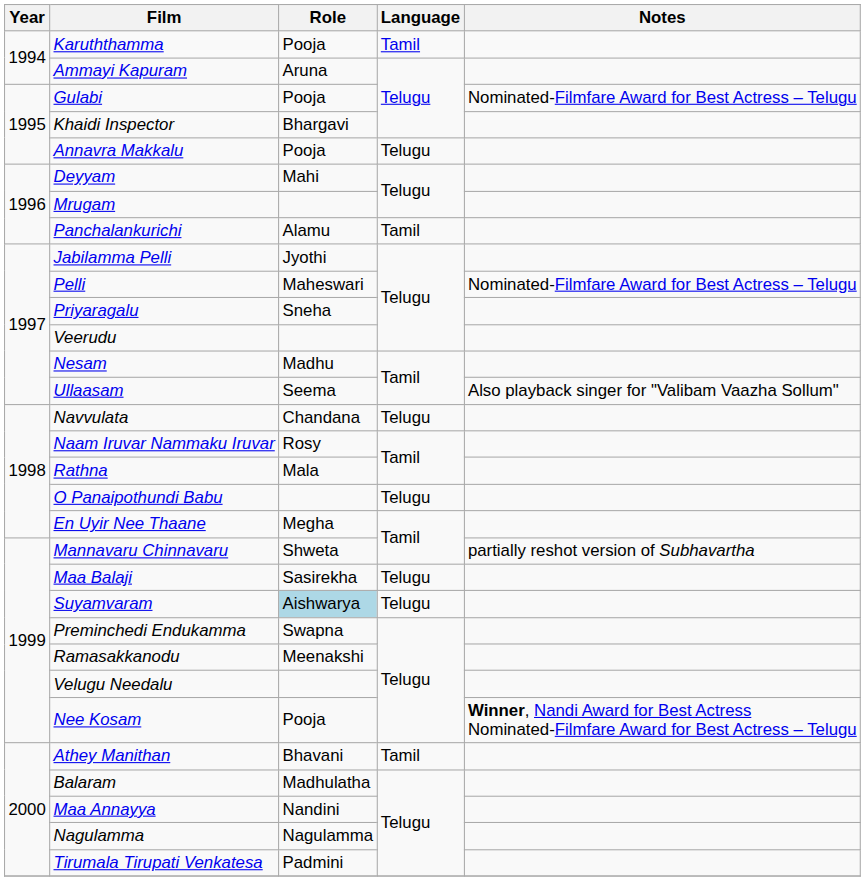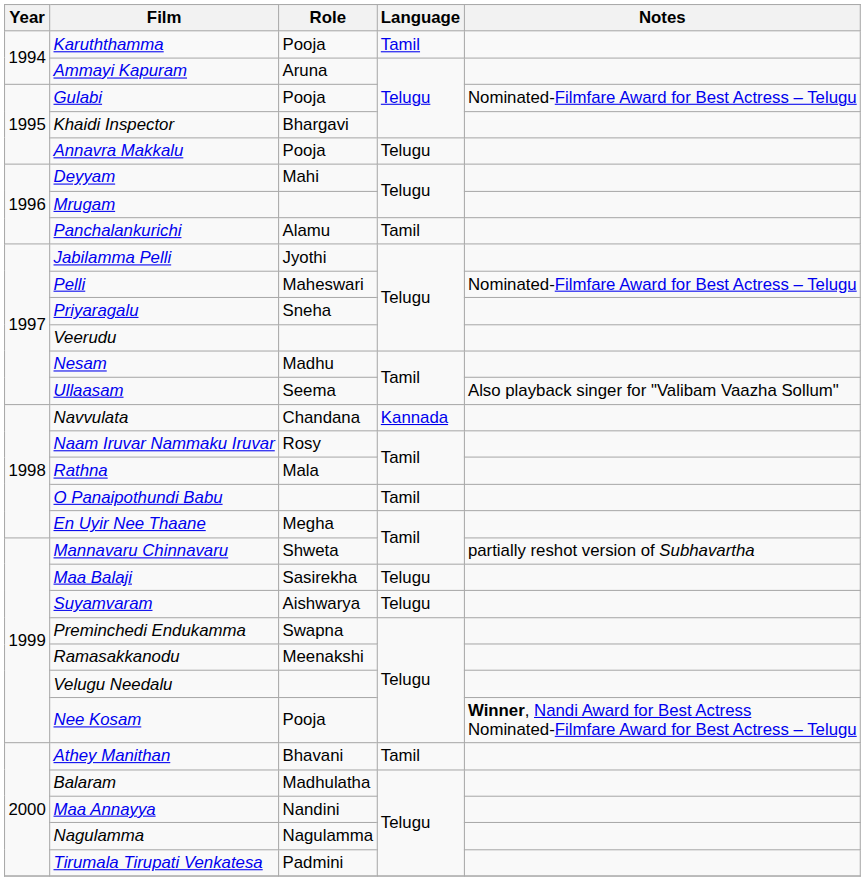(406, 417) Telugu -> (414, 417) Kannada
(406, 497) Telugu -> (400, 497) Tamil
(321, 603) lightblue background -> (321, 603) no background
